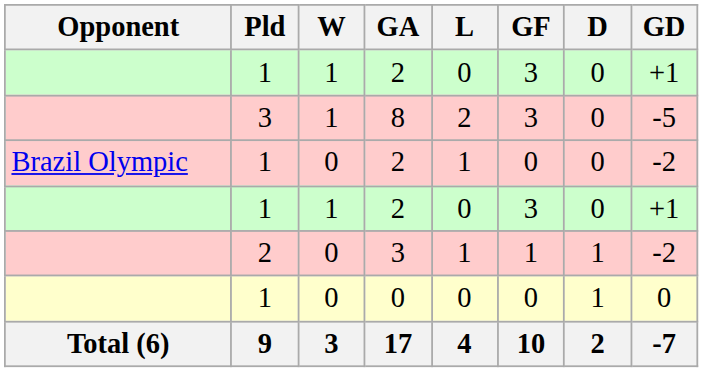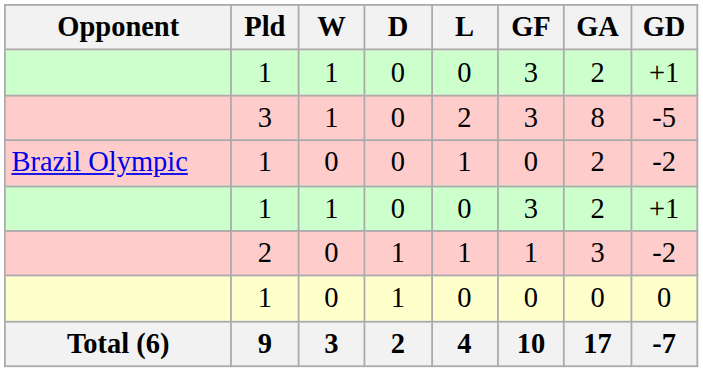columns swapped: (598, 27) <-> (398, 27)
